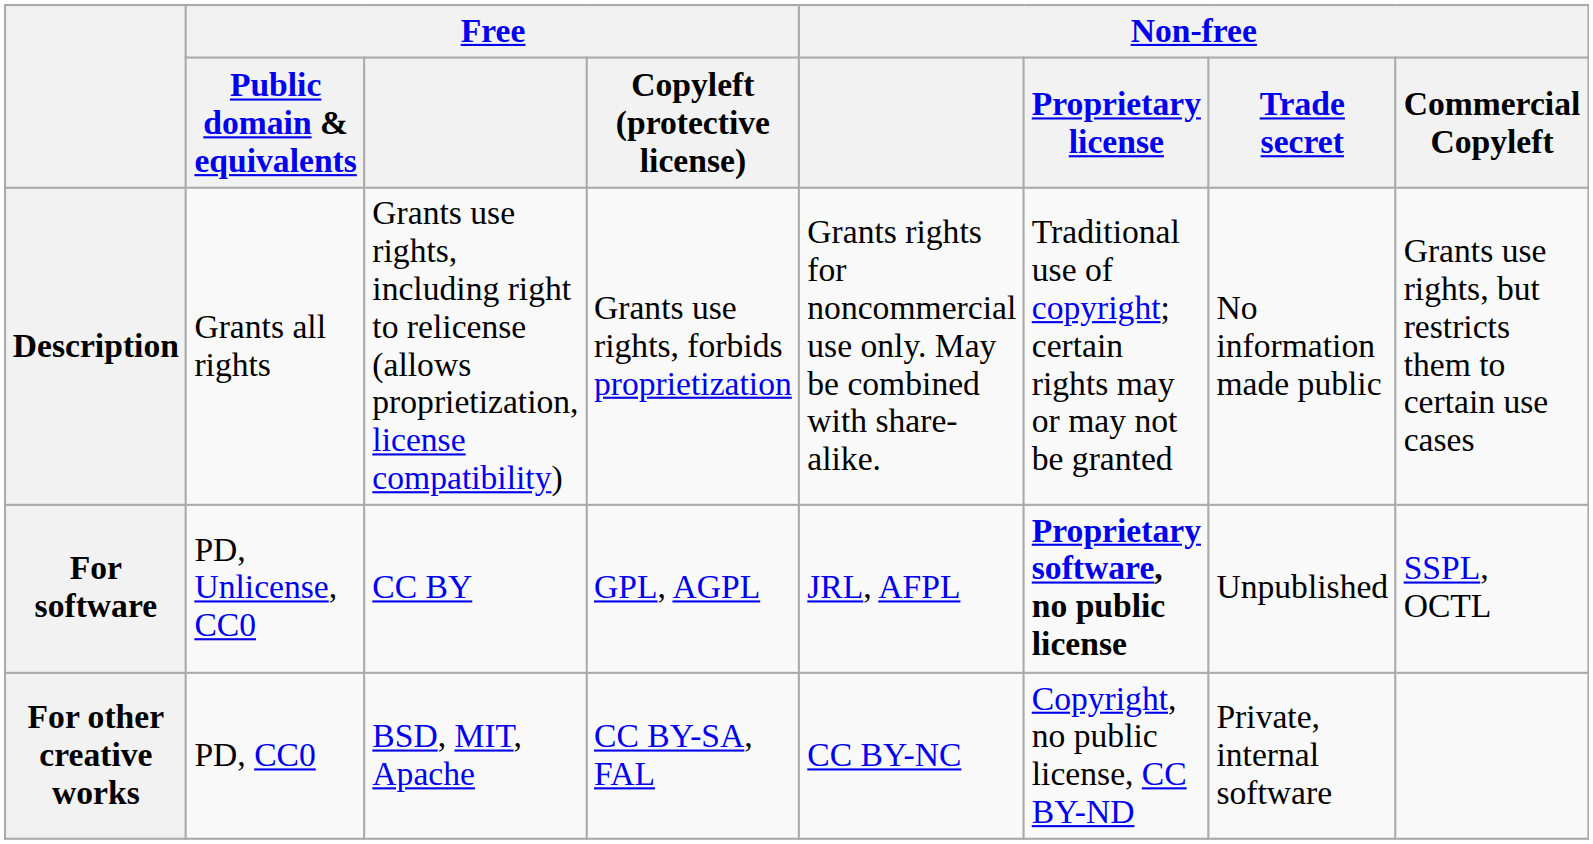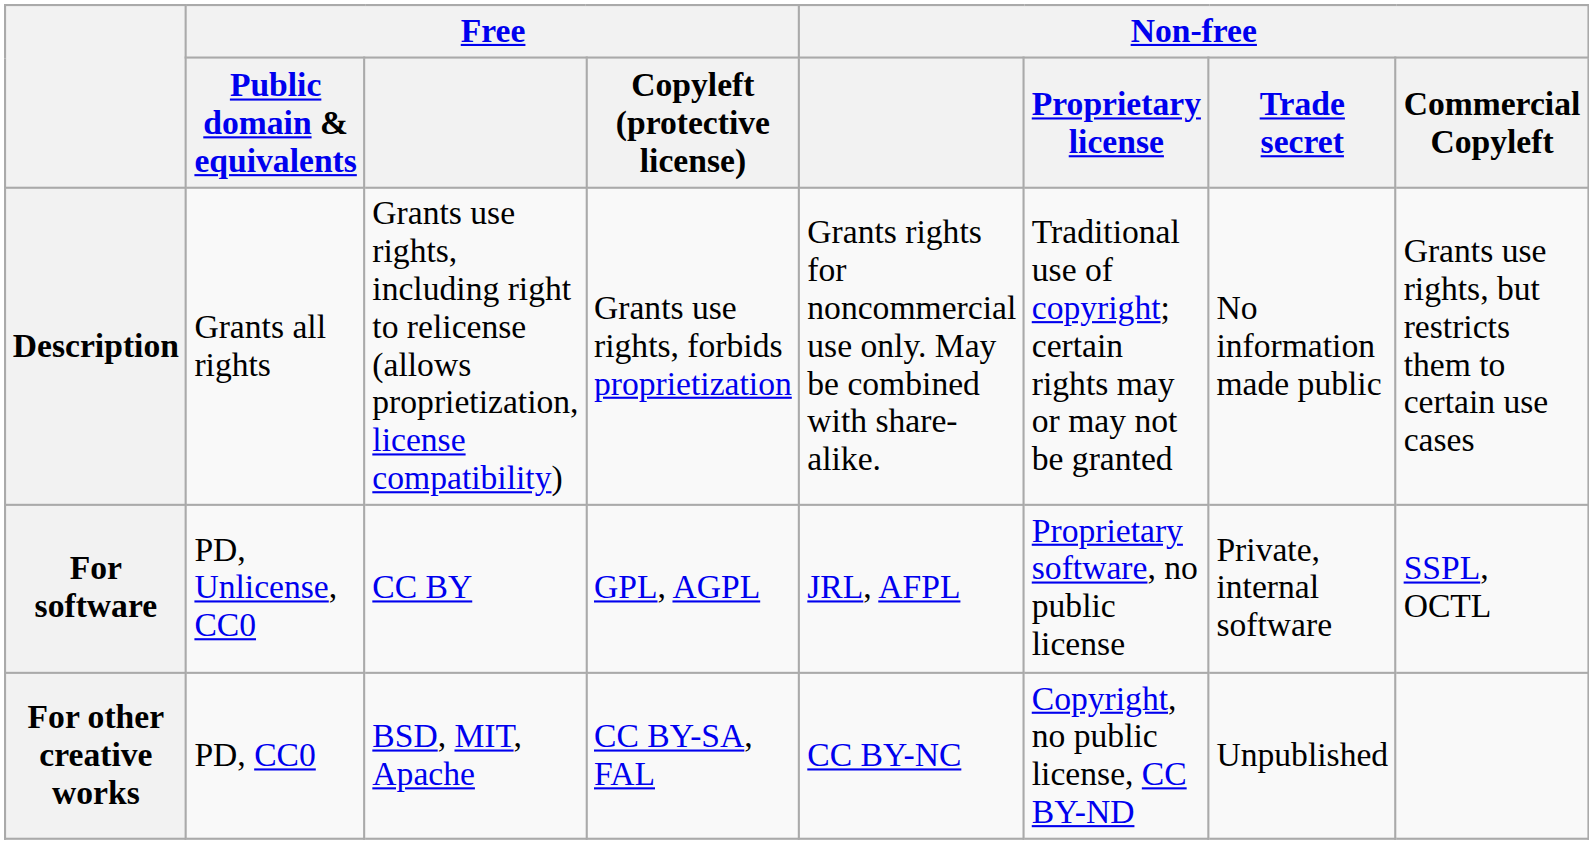(1116, 587) bold -> (1115, 587) normal
(1302, 587) Unpublished -> (1274, 587) Private, internal software
(1274, 754) Private, internal software -> (1302, 754) Unpublished
